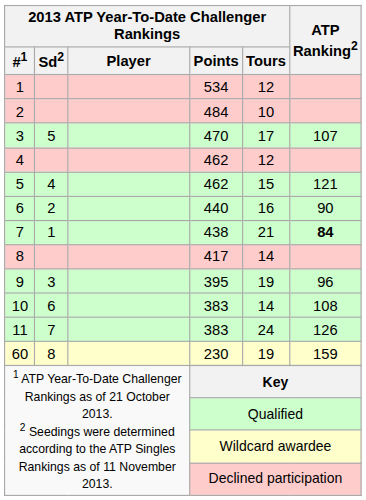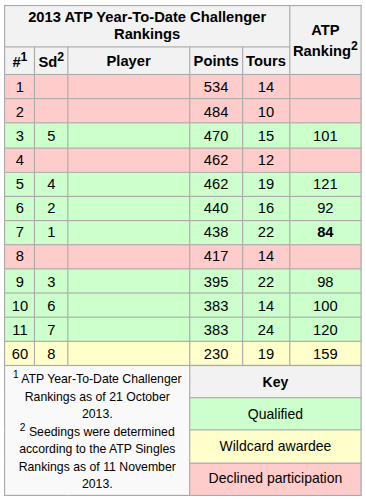(266, 87) 12 -> (266, 87) 14
(266, 135) 17 -> (266, 135) 15
(325, 135) 107 -> (325, 135) 101
(266, 184) 15 -> (266, 184) 19
(325, 208) 90 -> (325, 208) 92
(266, 232) 21 -> (266, 232) 22
(266, 281) 19 -> (266, 281) 22
(325, 281) 96 -> (325, 281) 98
(325, 305) 108 -> (325, 305) 100
(325, 330) 126 -> (325, 330) 120
